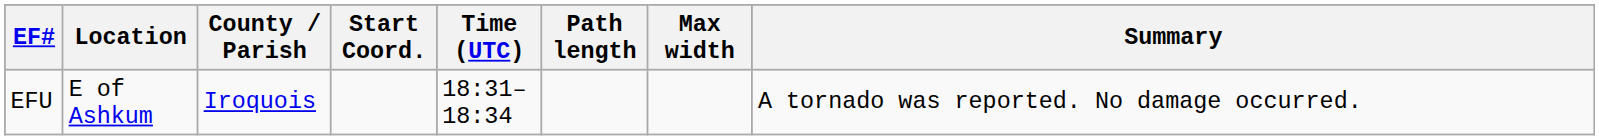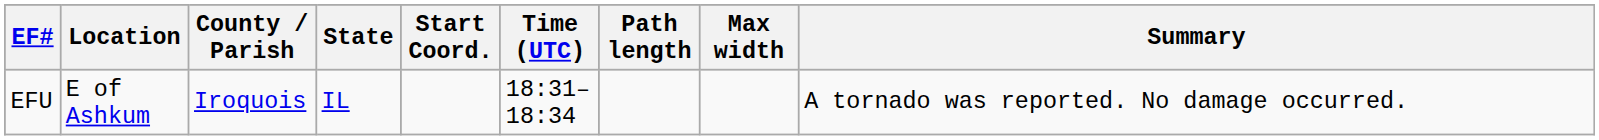+ column: (358, 37)
